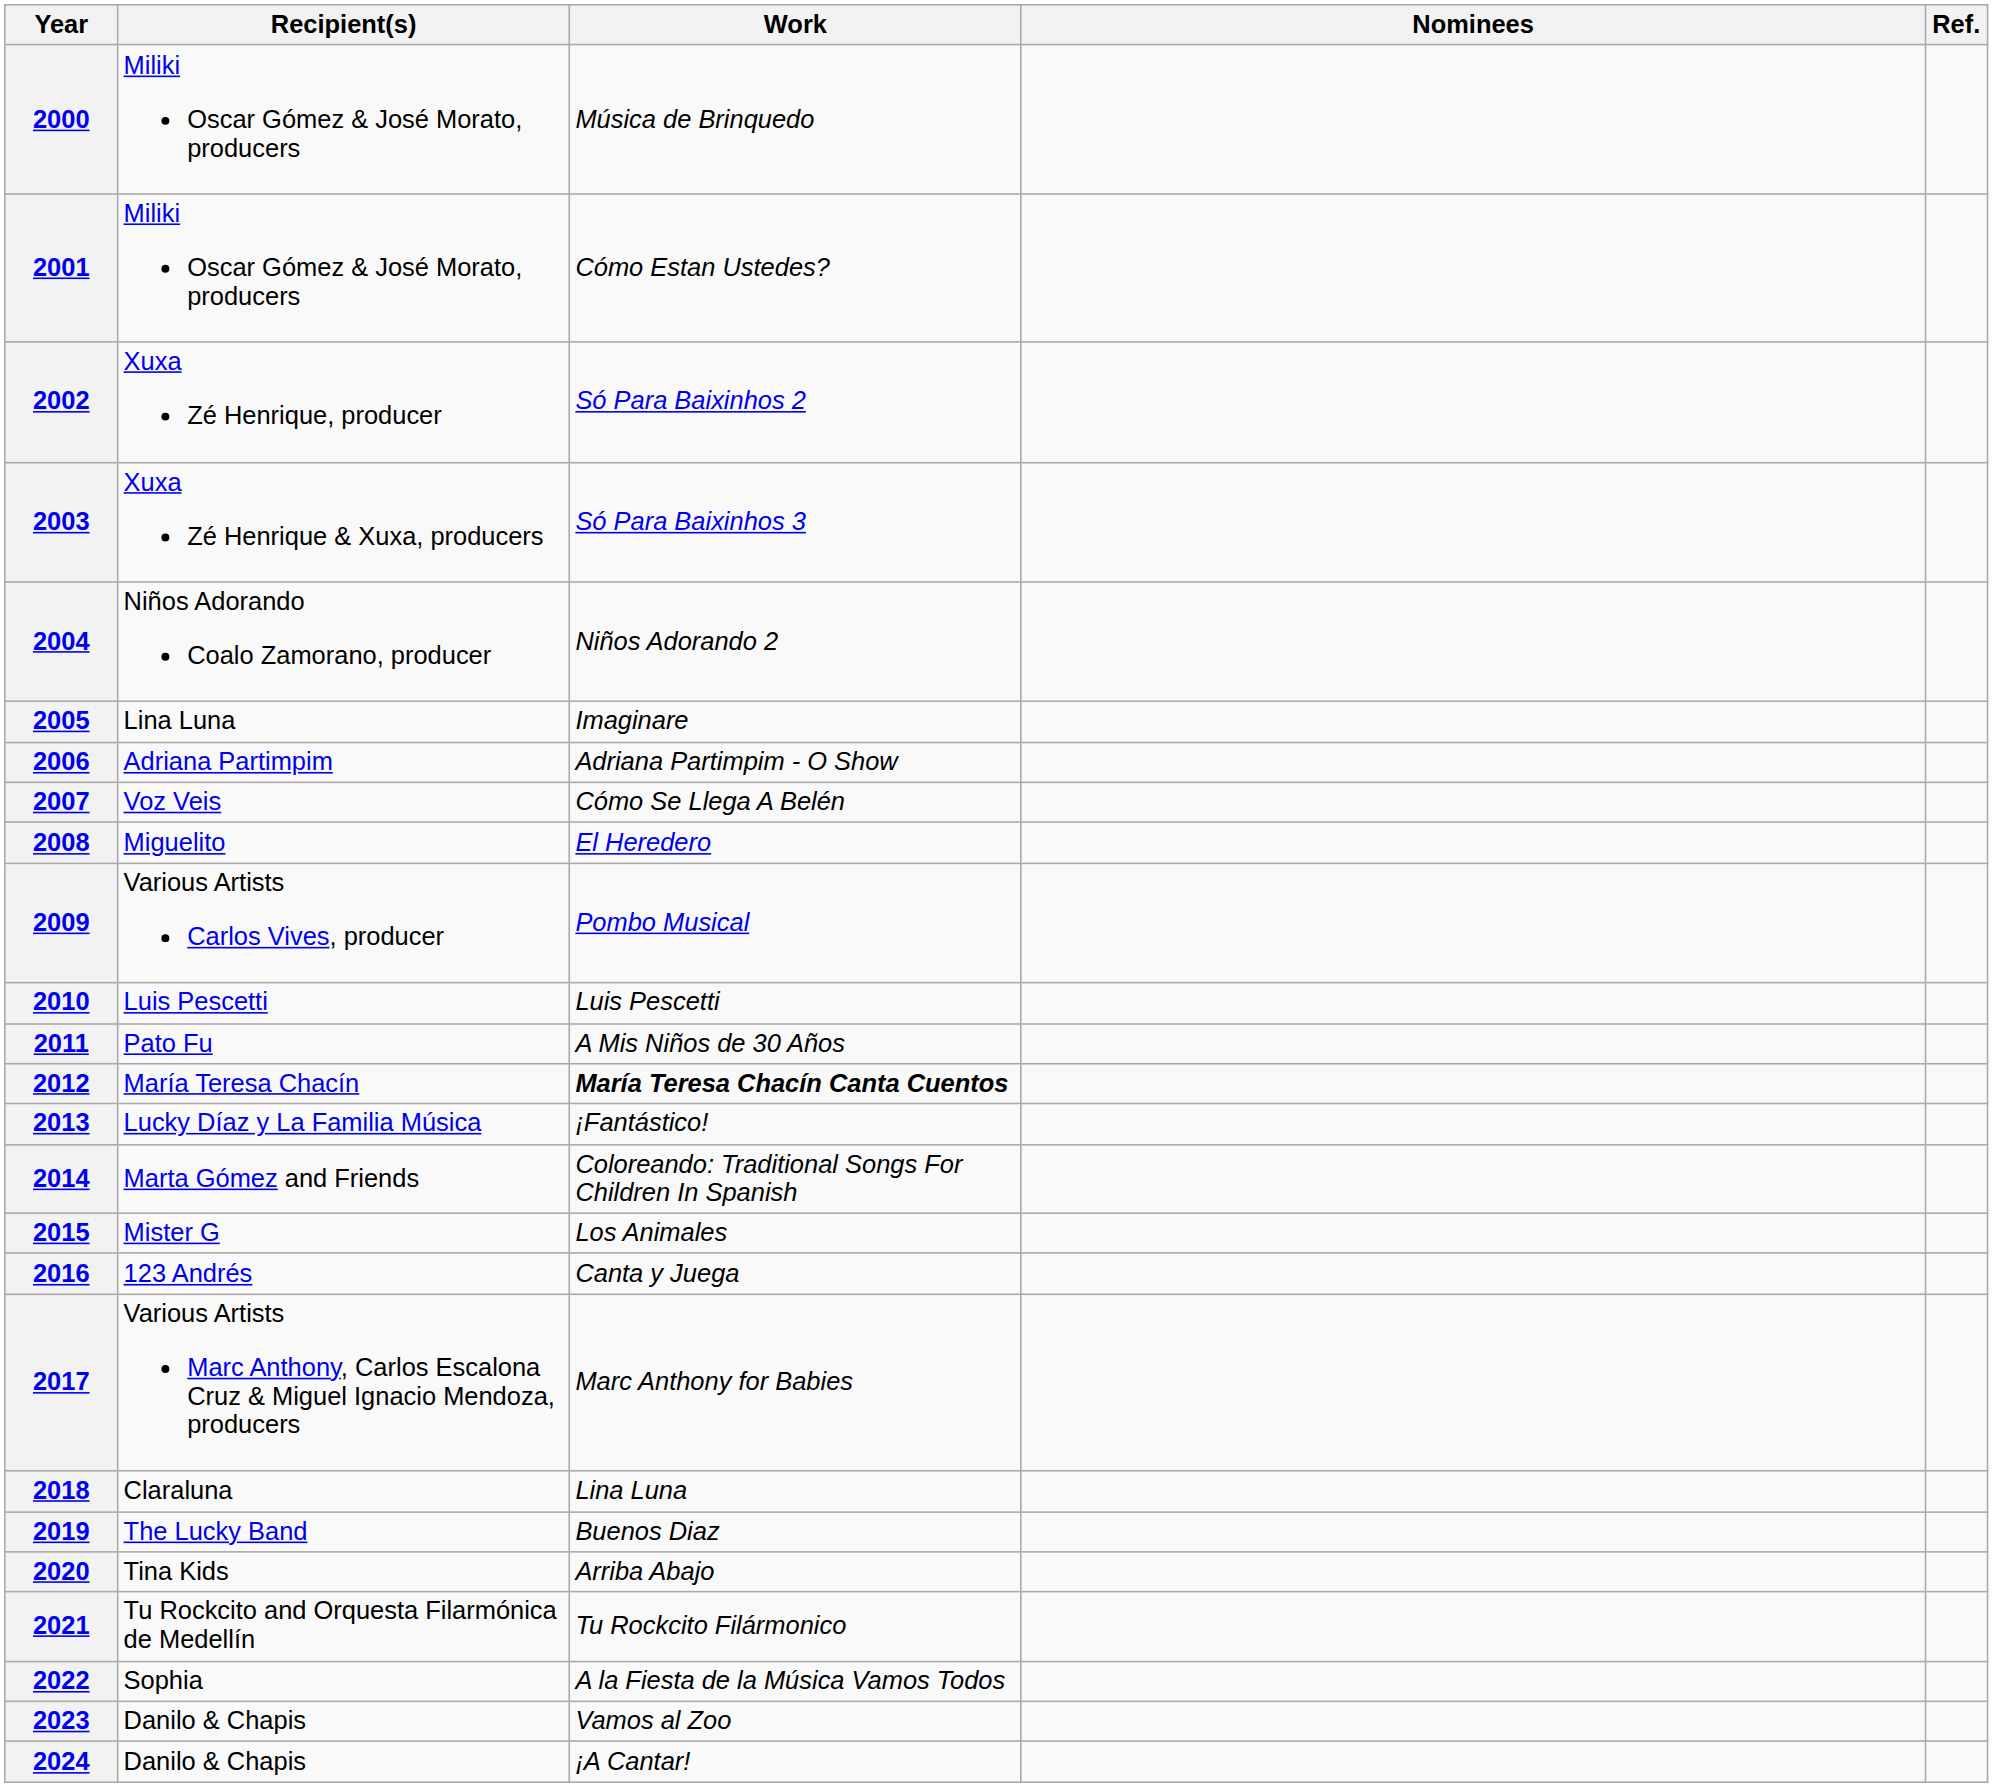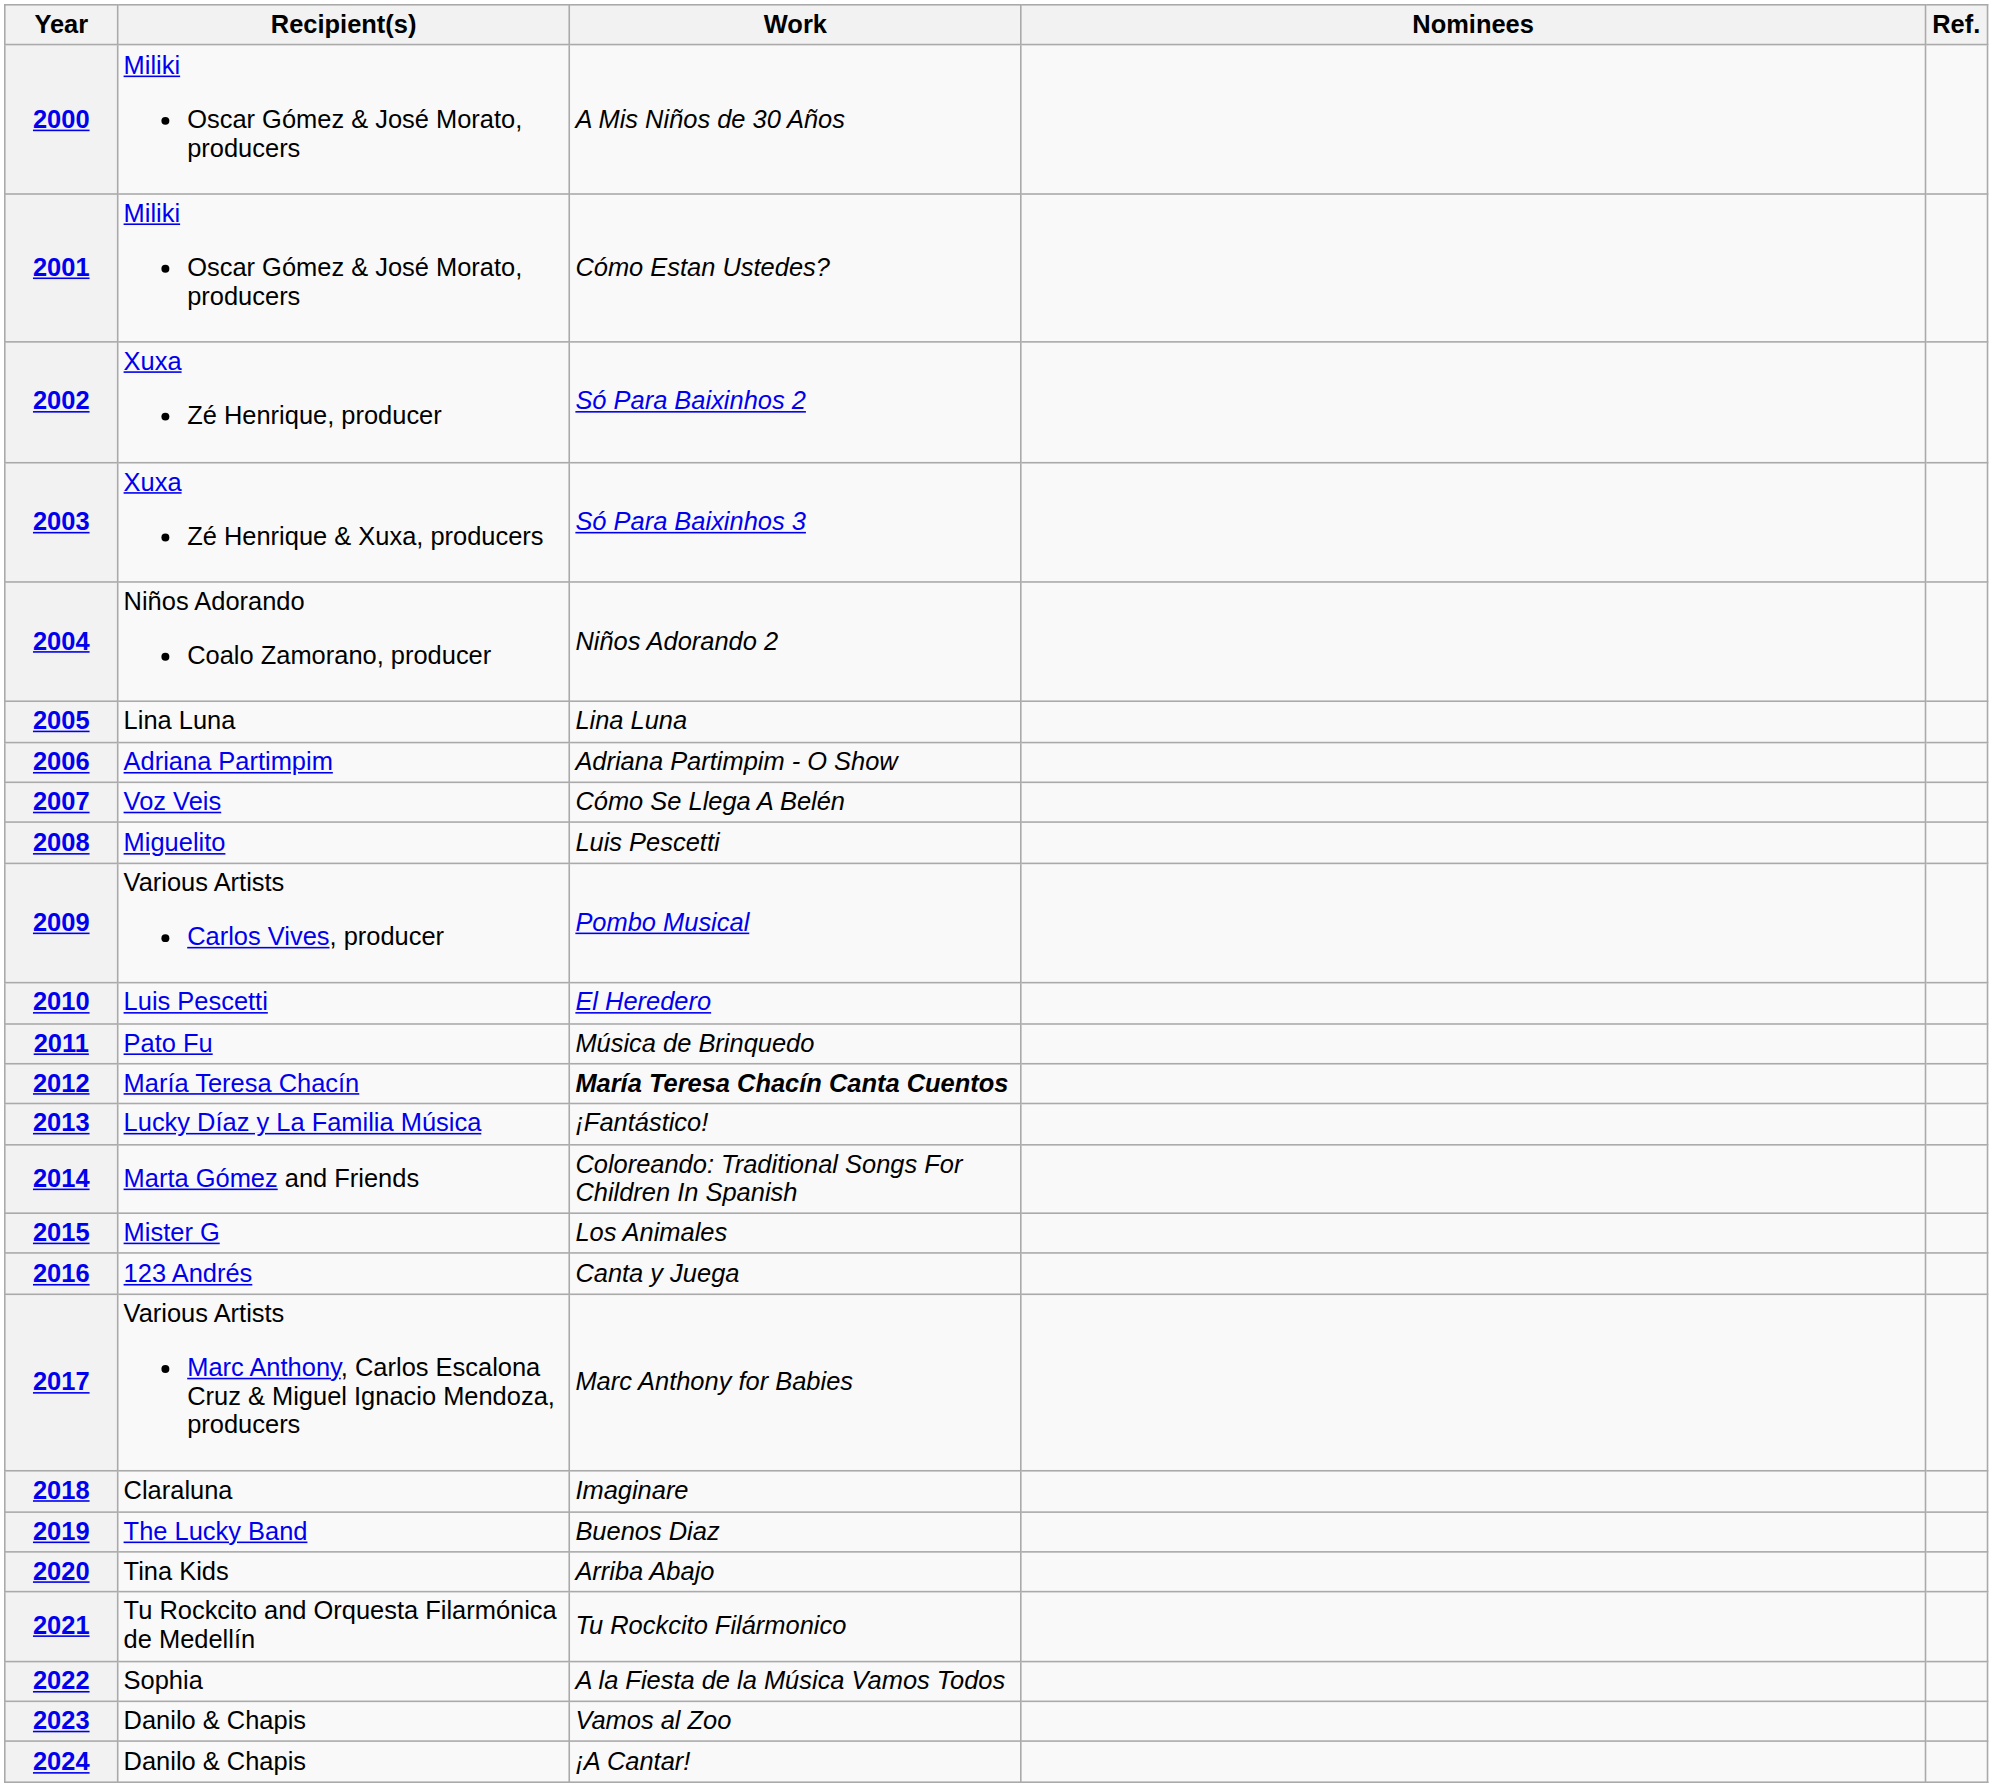(695, 119) Música de Brinquedo -> (710, 119) A Mis Niños de 30 Años
(632, 721) Imaginare -> (631, 721) Lina Luna
(643, 842) El Heredero -> (648, 842) Luis Pescetti
(648, 1002) Luis Pescetti -> (643, 1002) El Heredero
(710, 1043) A Mis Niños de 30 Años -> (695, 1043) Música de Brinquedo
(631, 1490) Lina Luna -> (632, 1490) Imaginare
